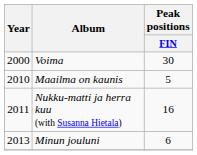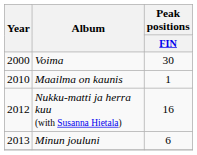(168, 79) 5 -> (168, 79) 1
(18, 109) 2011 -> (18, 109) 2012
